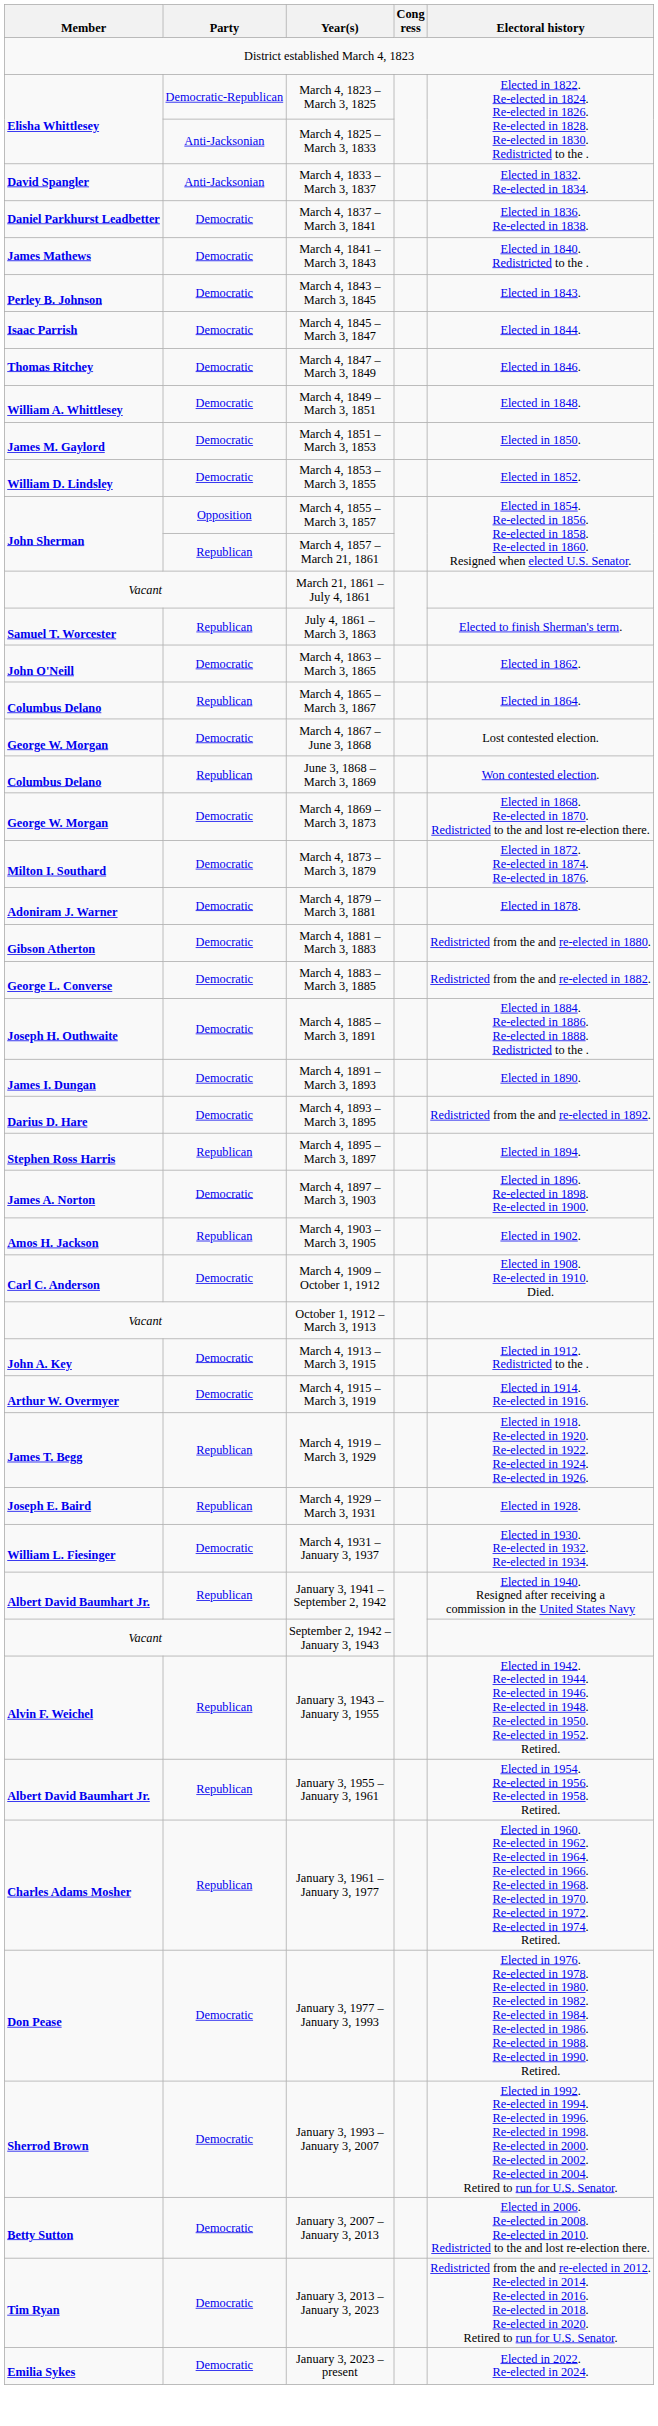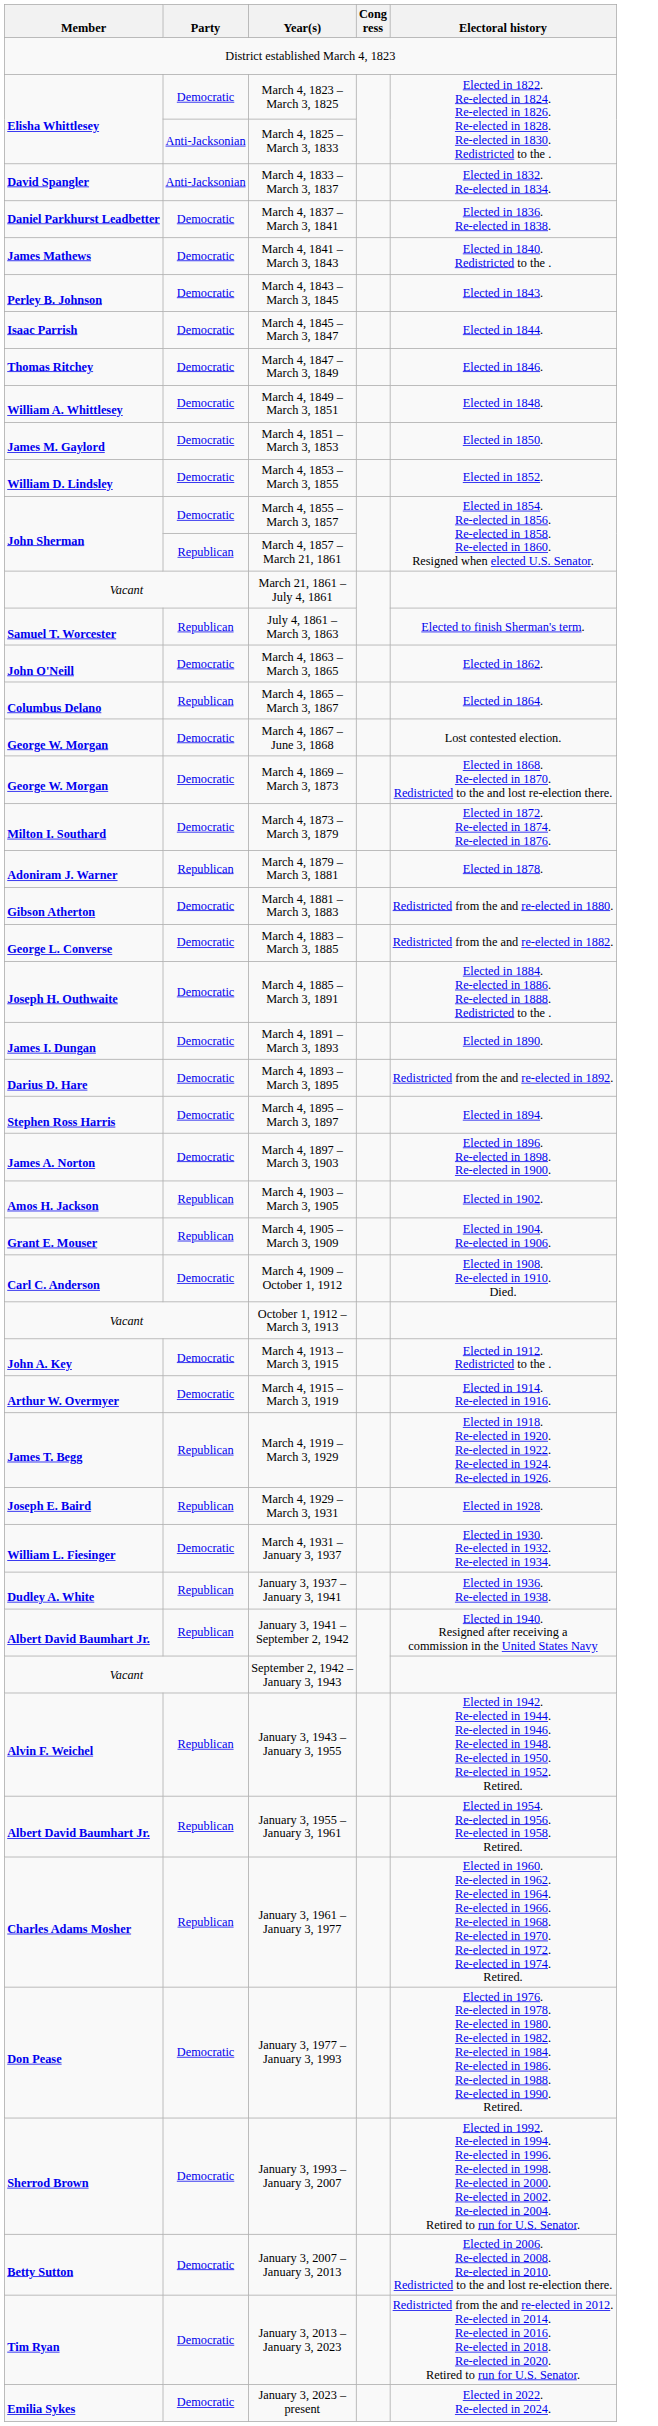(224, 97) Democratic-Republican -> (206, 97) Democratic
(224, 515) Opposition -> (206, 515) Democratic
- row: (340, 774)
(224, 906) Democratic -> (206, 869) Republican
(224, 1151) Republican -> (206, 1115) Democratic
+ row: (302, 1236)
+ row: (302, 1590)
